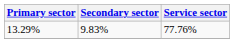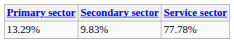(180, 30) 77.76% -> (180, 30) 77.78%
